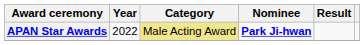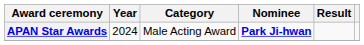(125, 31) 2022 -> (125, 31) 2024
(190, 31) khaki background -> (190, 31) no background
